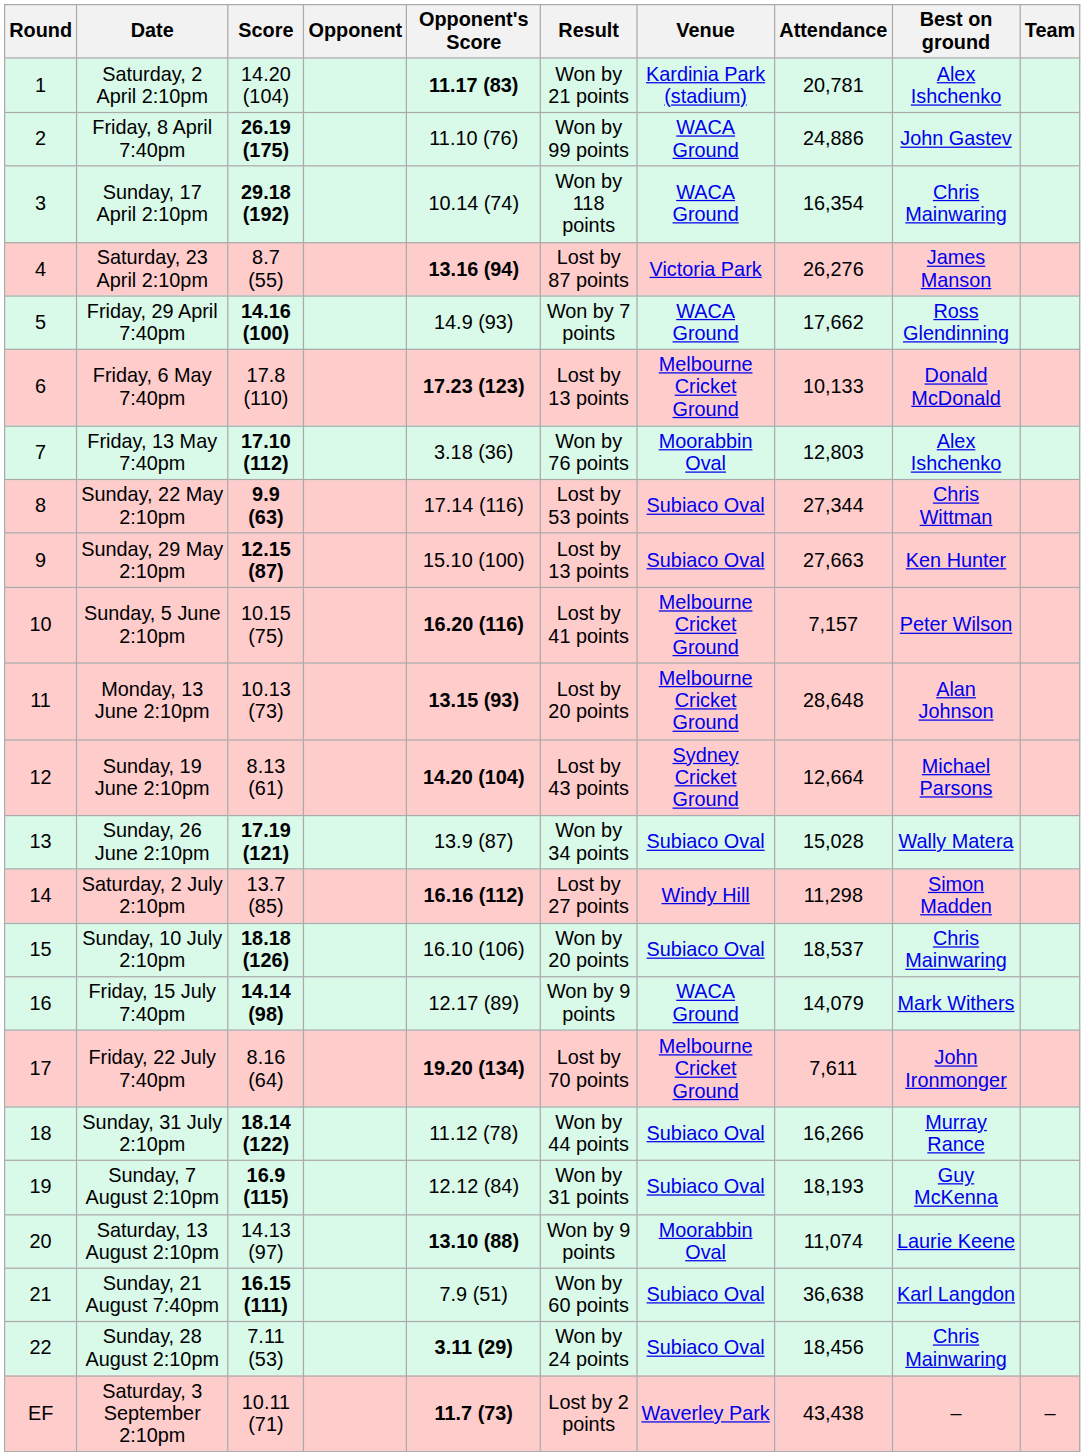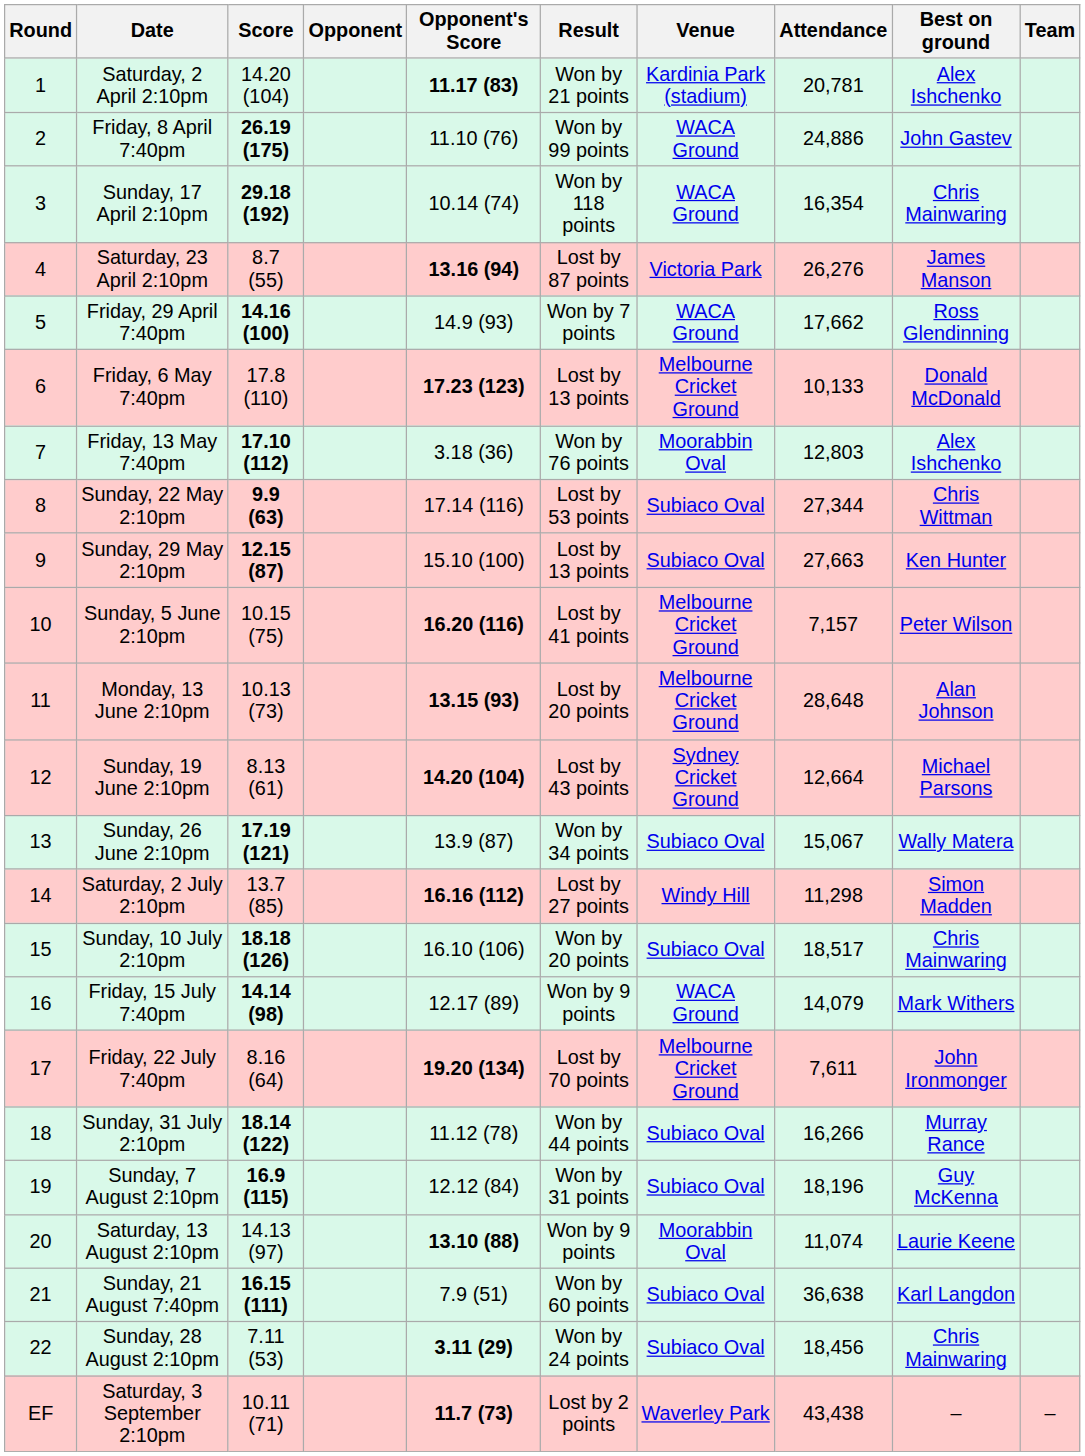(833, 842) 15,028 -> (833, 842) 15,067
(833, 949) 18,537 -> (833, 949) 18,517
(833, 1187) 18,193 -> (833, 1187) 18,196
